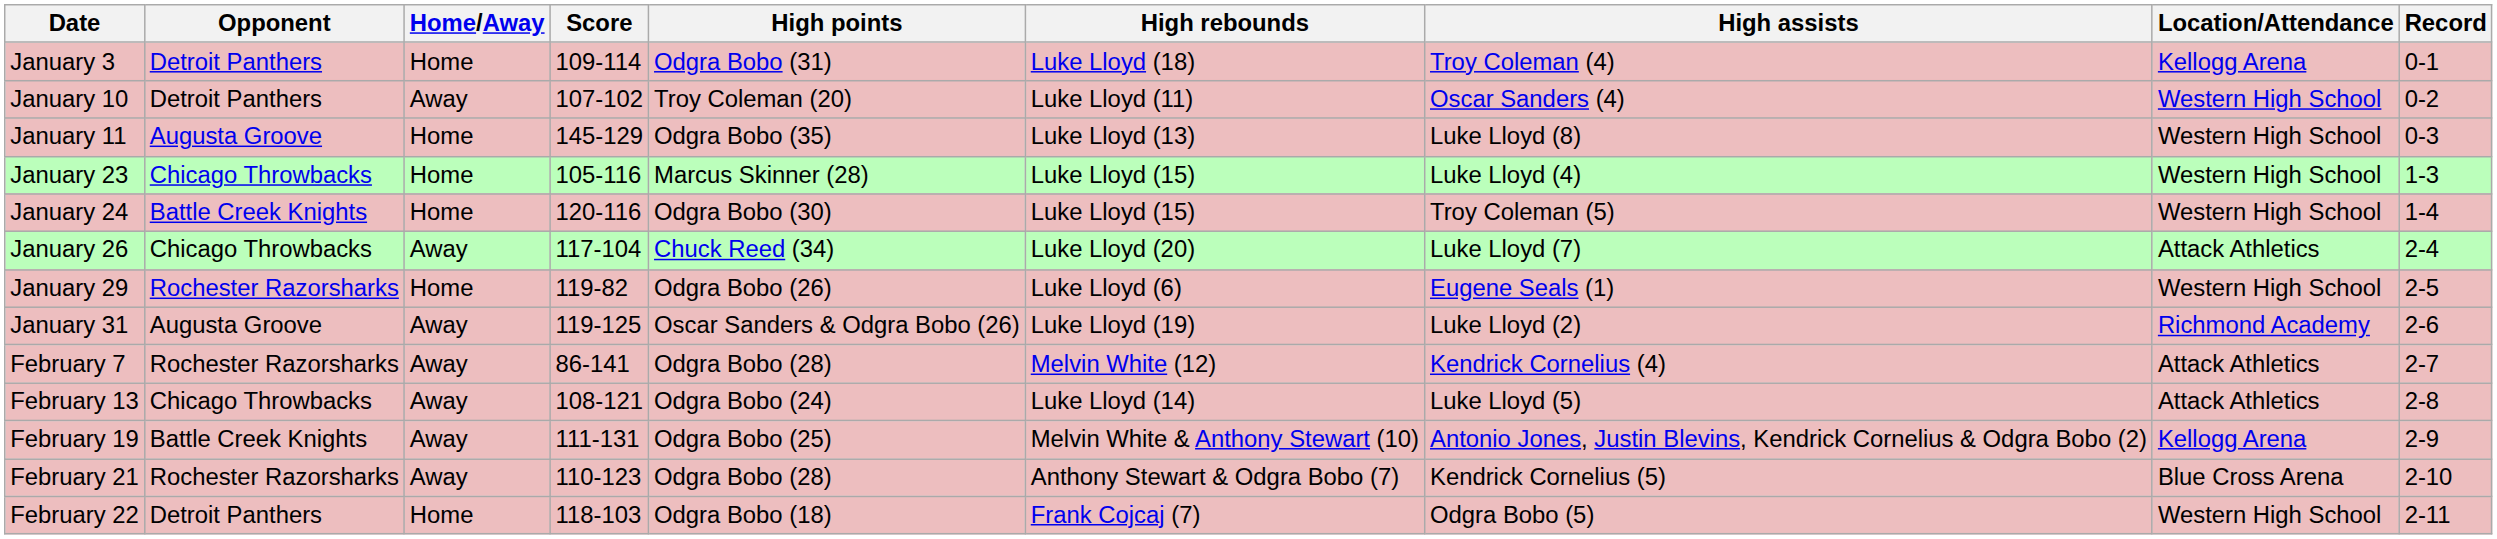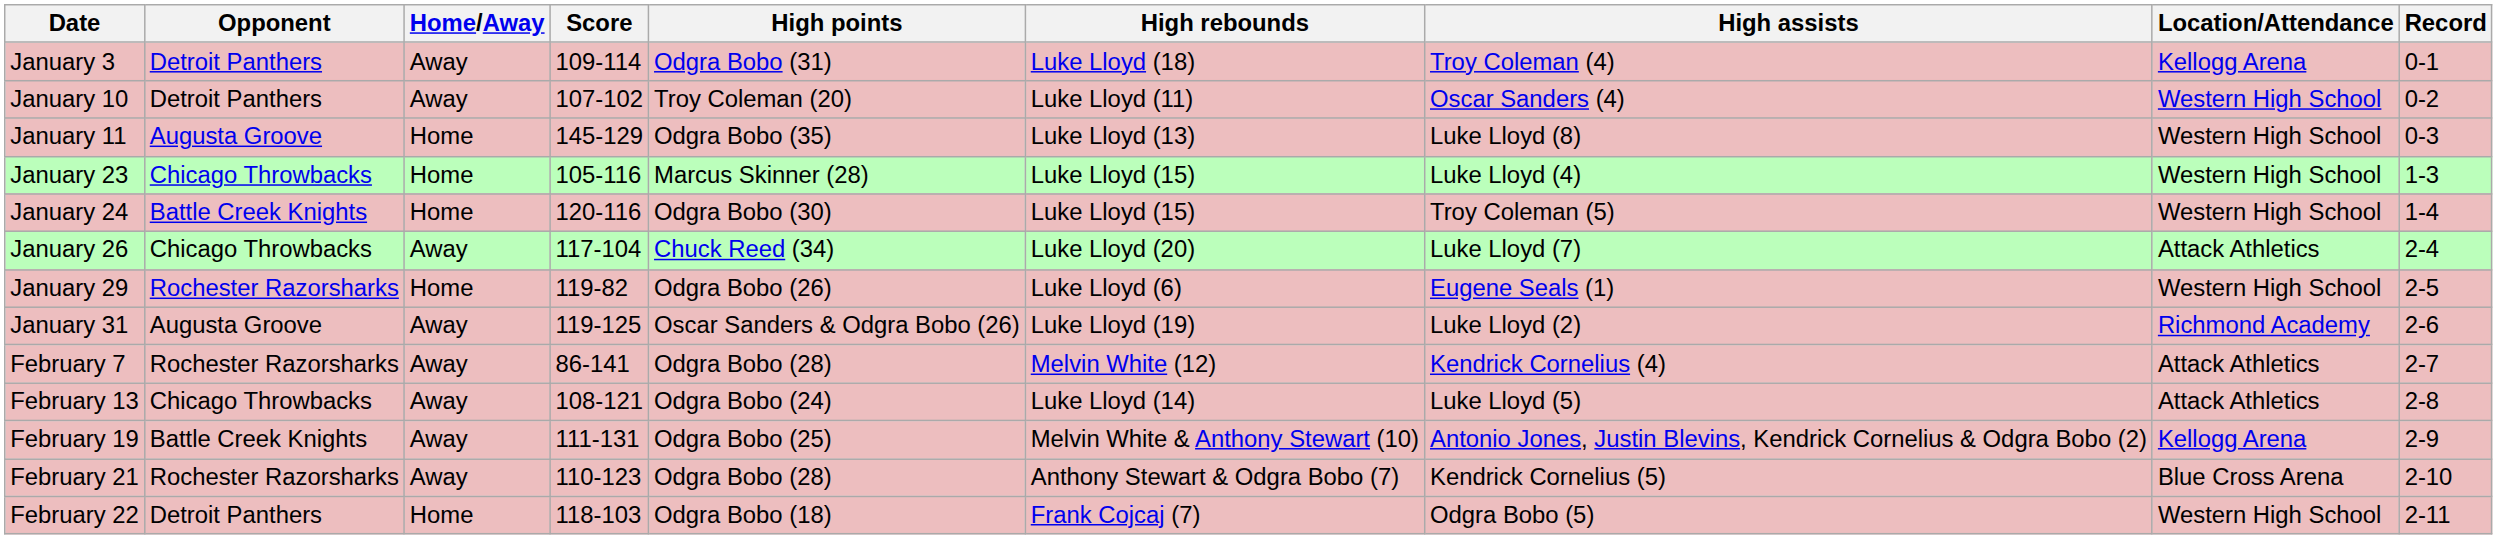(442, 61) Home -> (439, 61) Away
